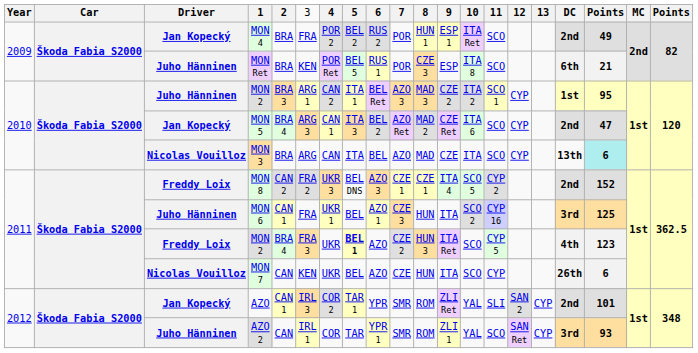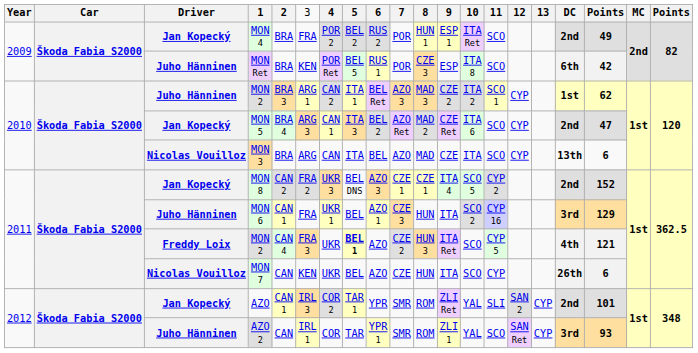(606, 66) 21 -> (606, 66) 42
(606, 95) 95 -> (606, 95) 62
(606, 155) paleturquoise background -> (606, 155) no background
(196, 184) Freddy Loix -> (196, 184) Jan Kopecký
(606, 214) 125 -> (606, 214) 129
(284, 243) BRA 4 -> (284, 243) CAN 4
(606, 244) 123 -> (606, 244) 121
